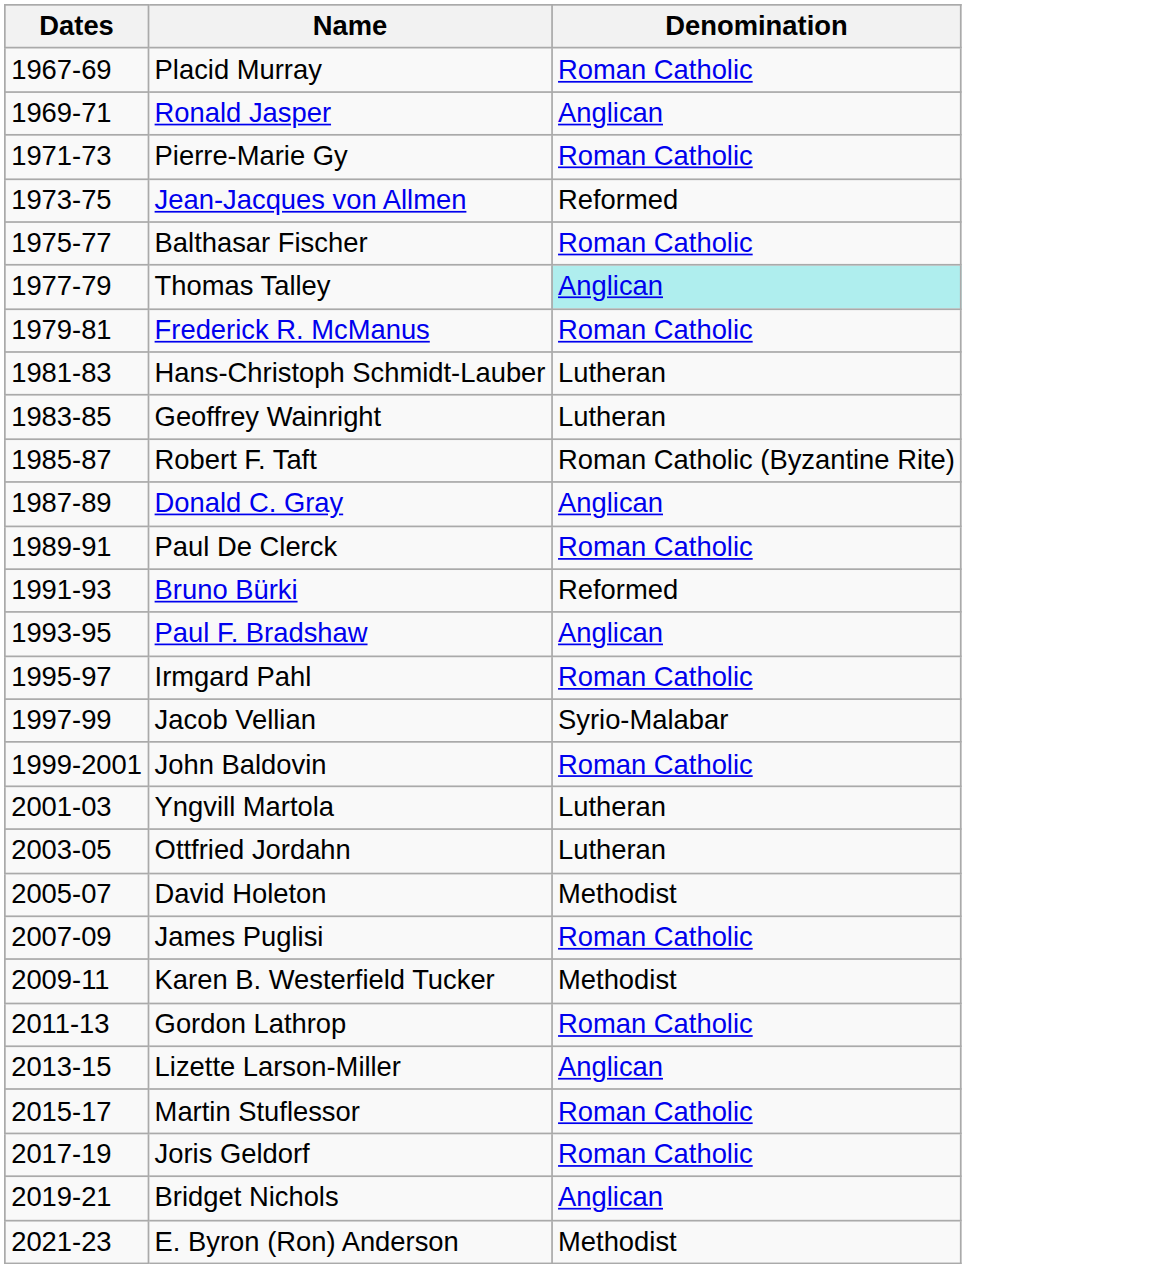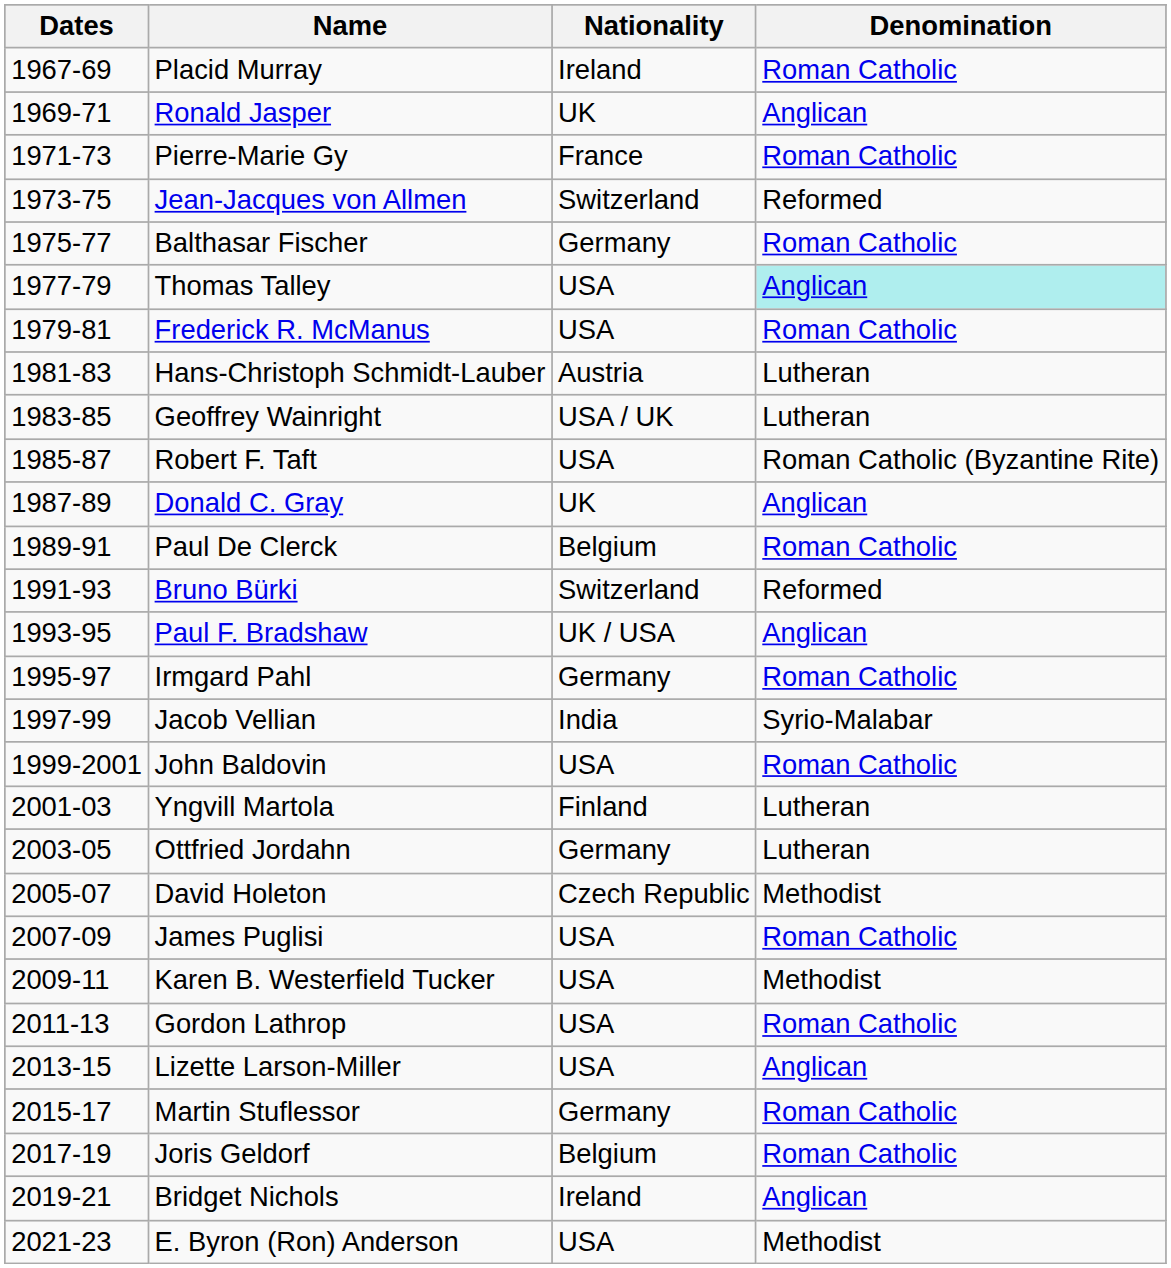+ column: (654, 26)
